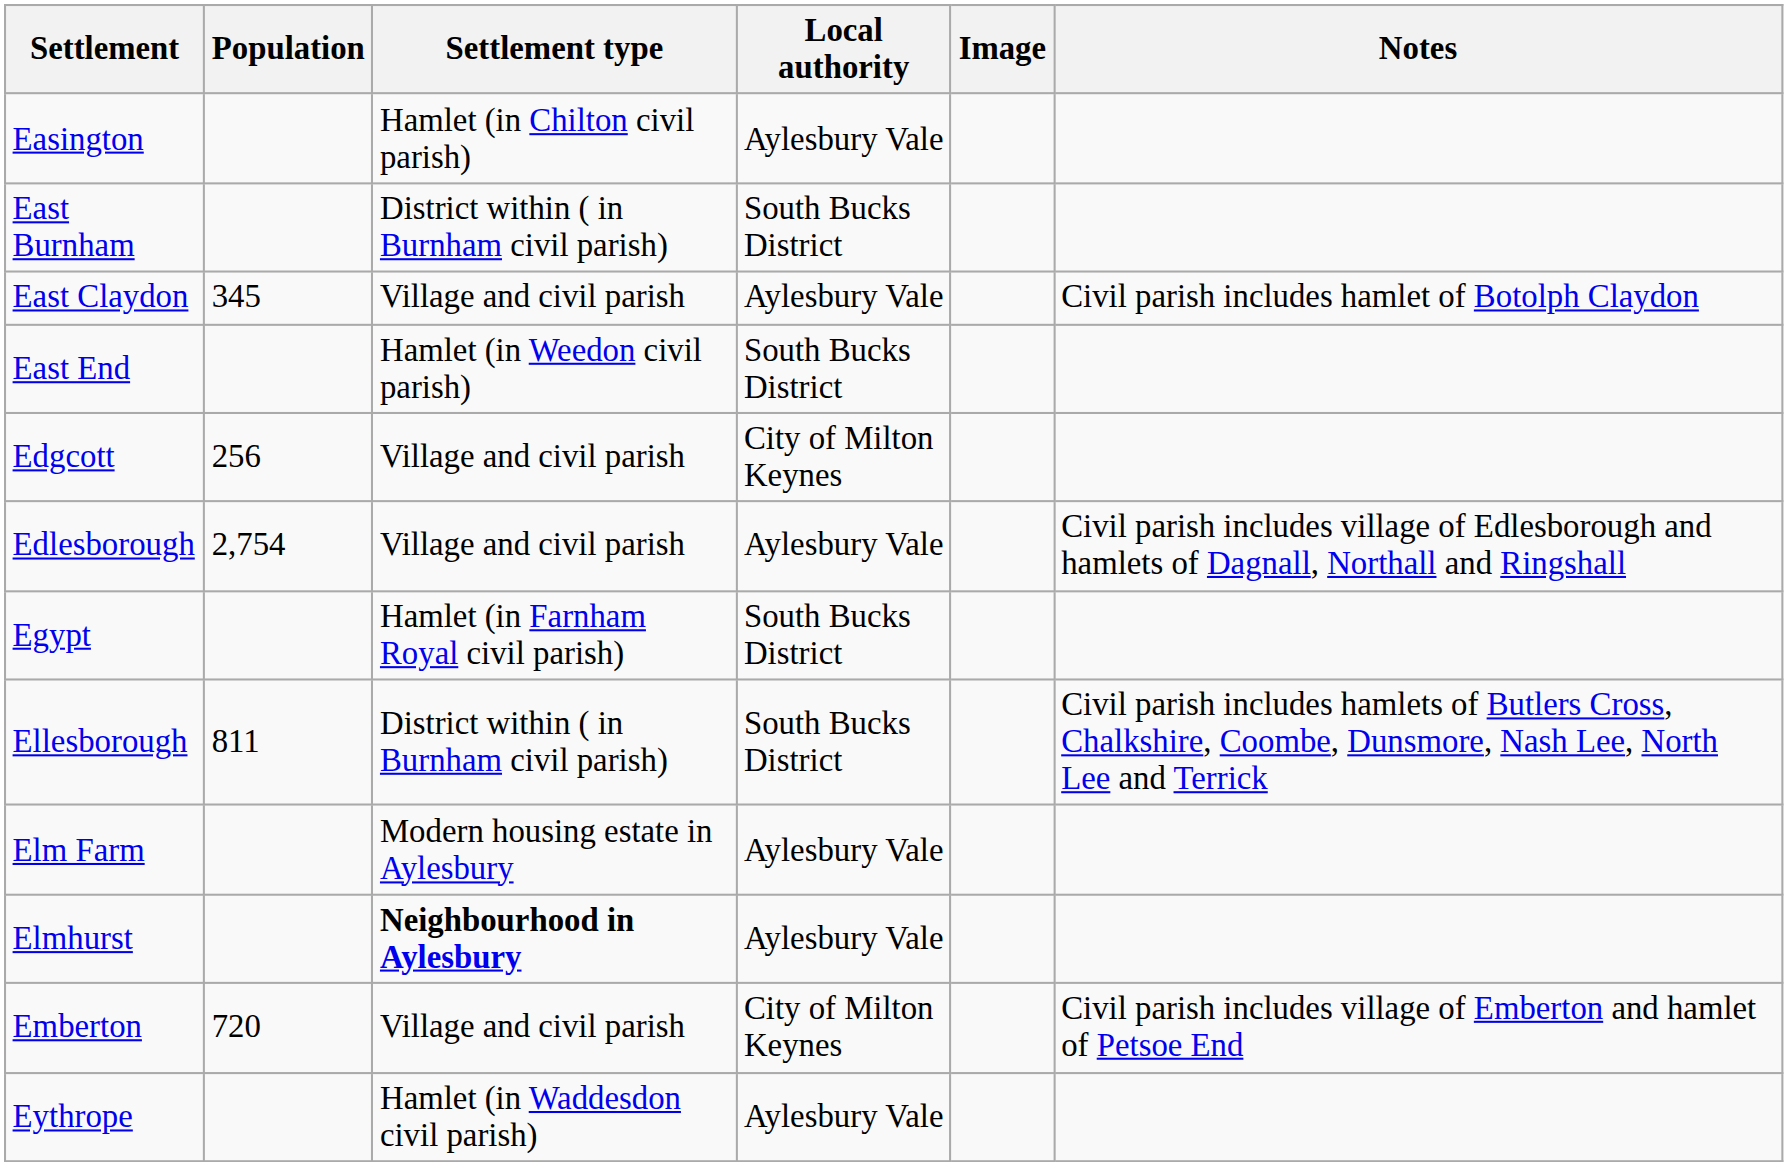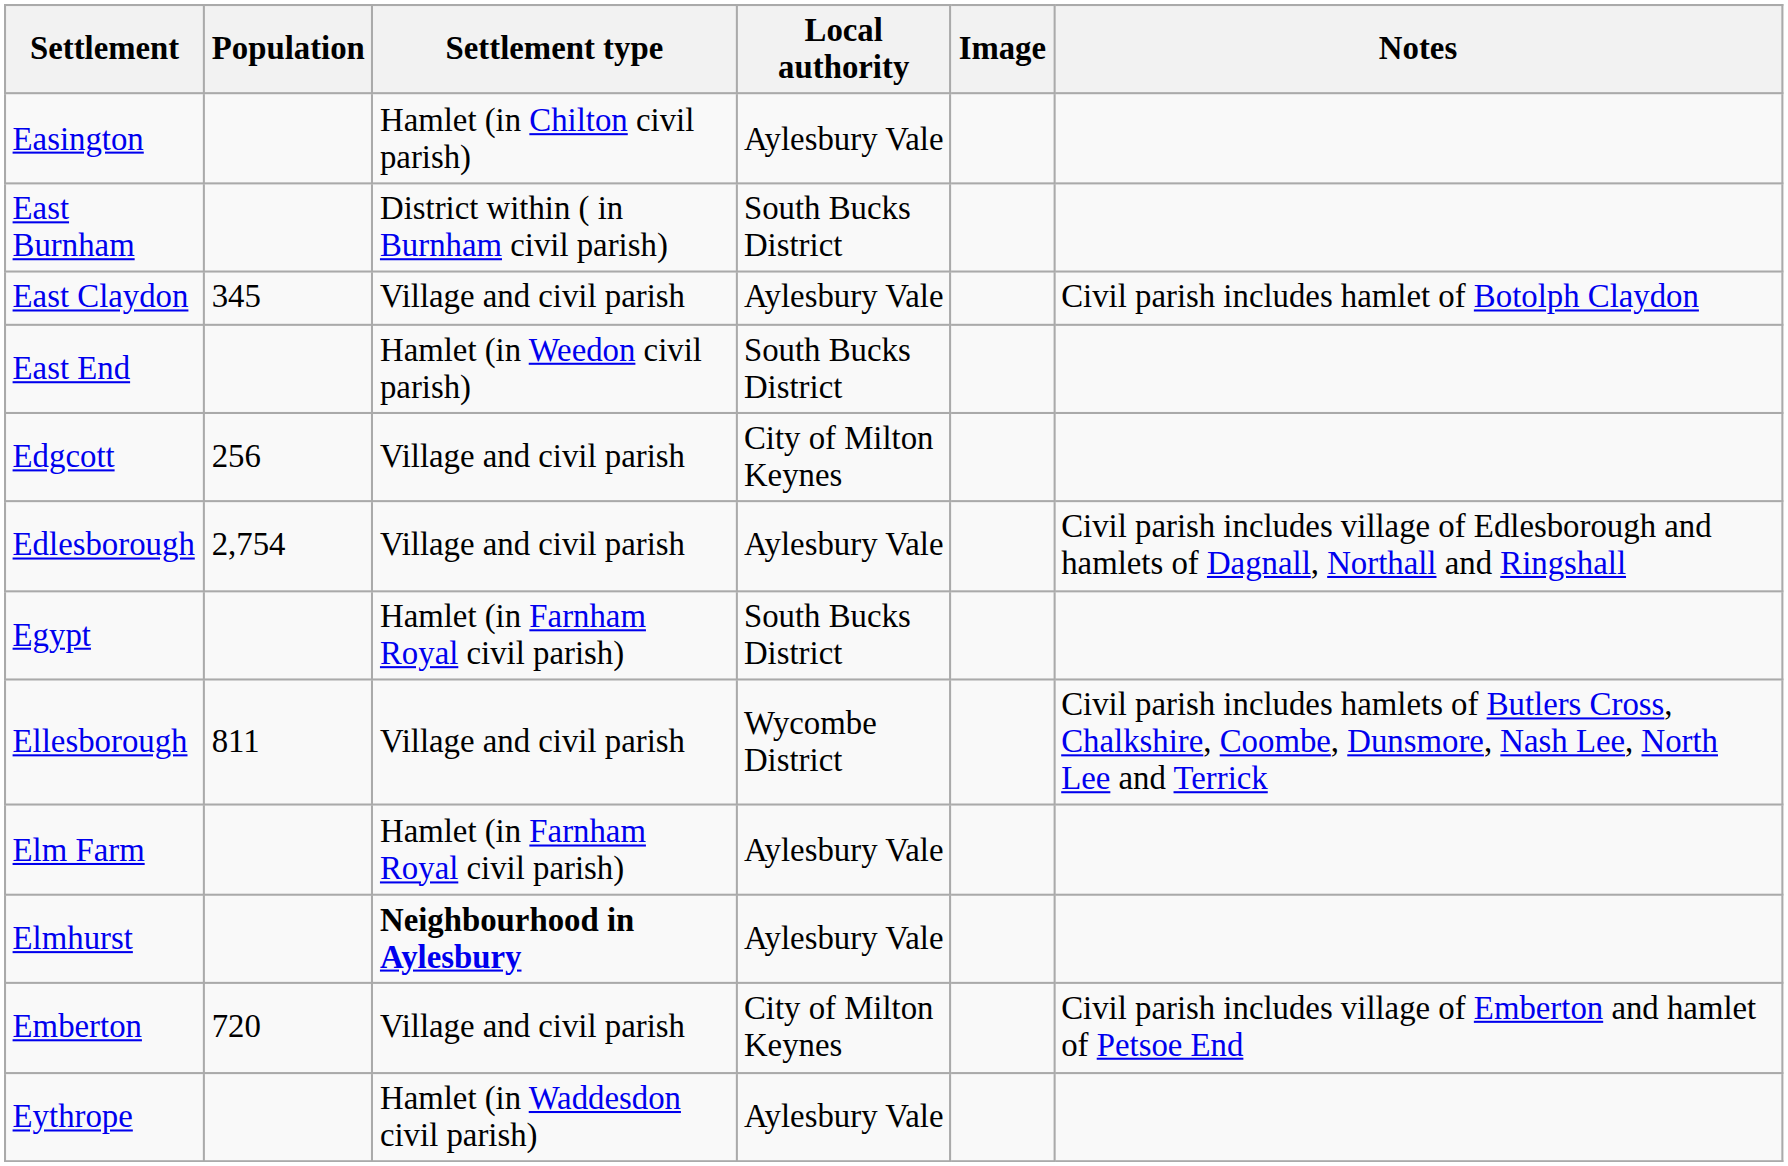(524, 741) District within ( in Burnham civil parish) -> (532, 741) Village and civil parish
(827, 741) South Bucks District -> (810, 741) Wycombe District
(546, 849) Modern housing estate in Aylesbury -> (513, 849) Hamlet (in Farnham Royal civil parish)
